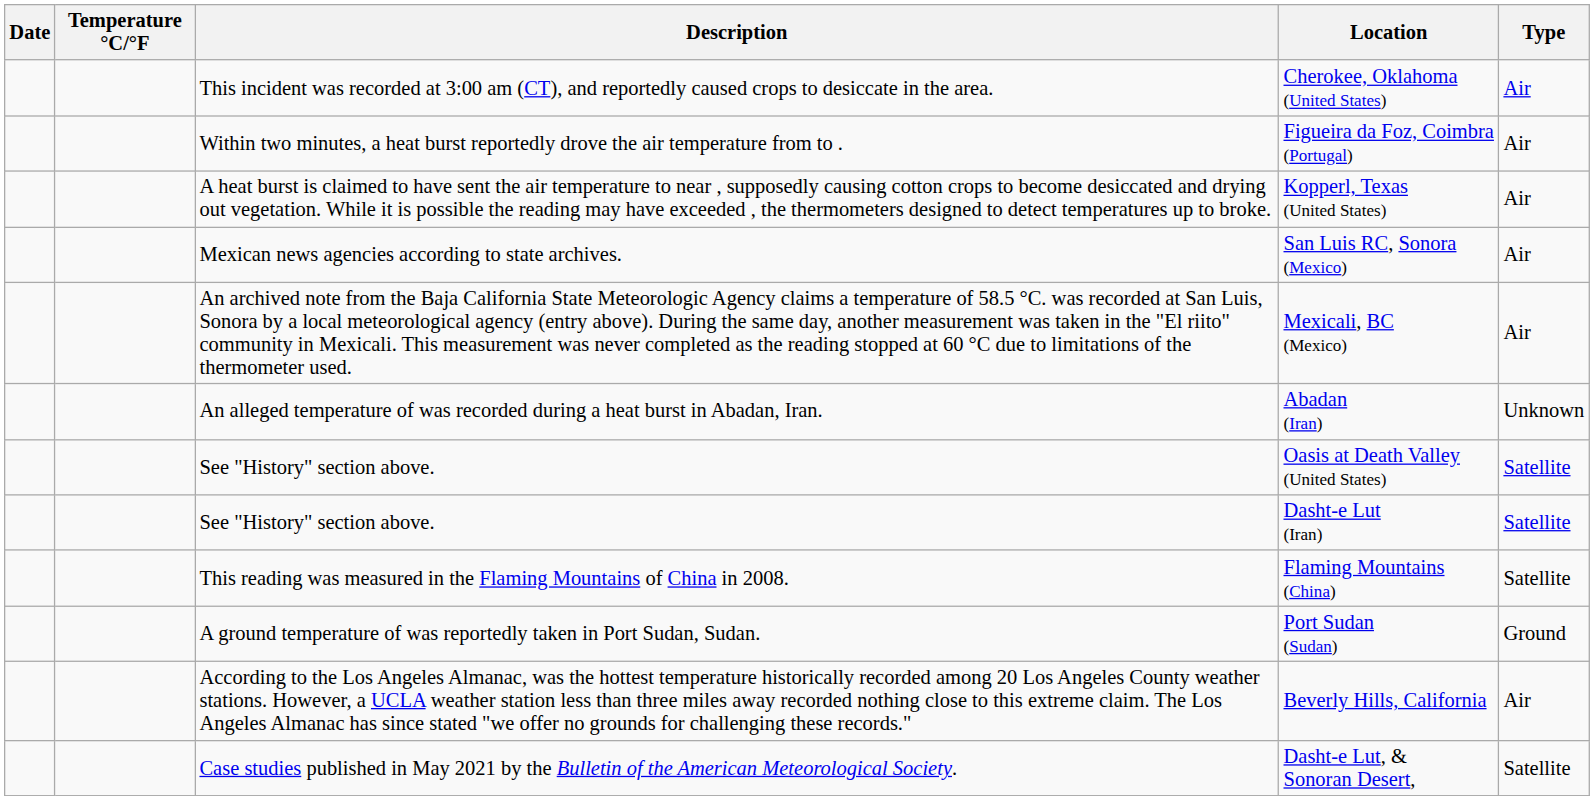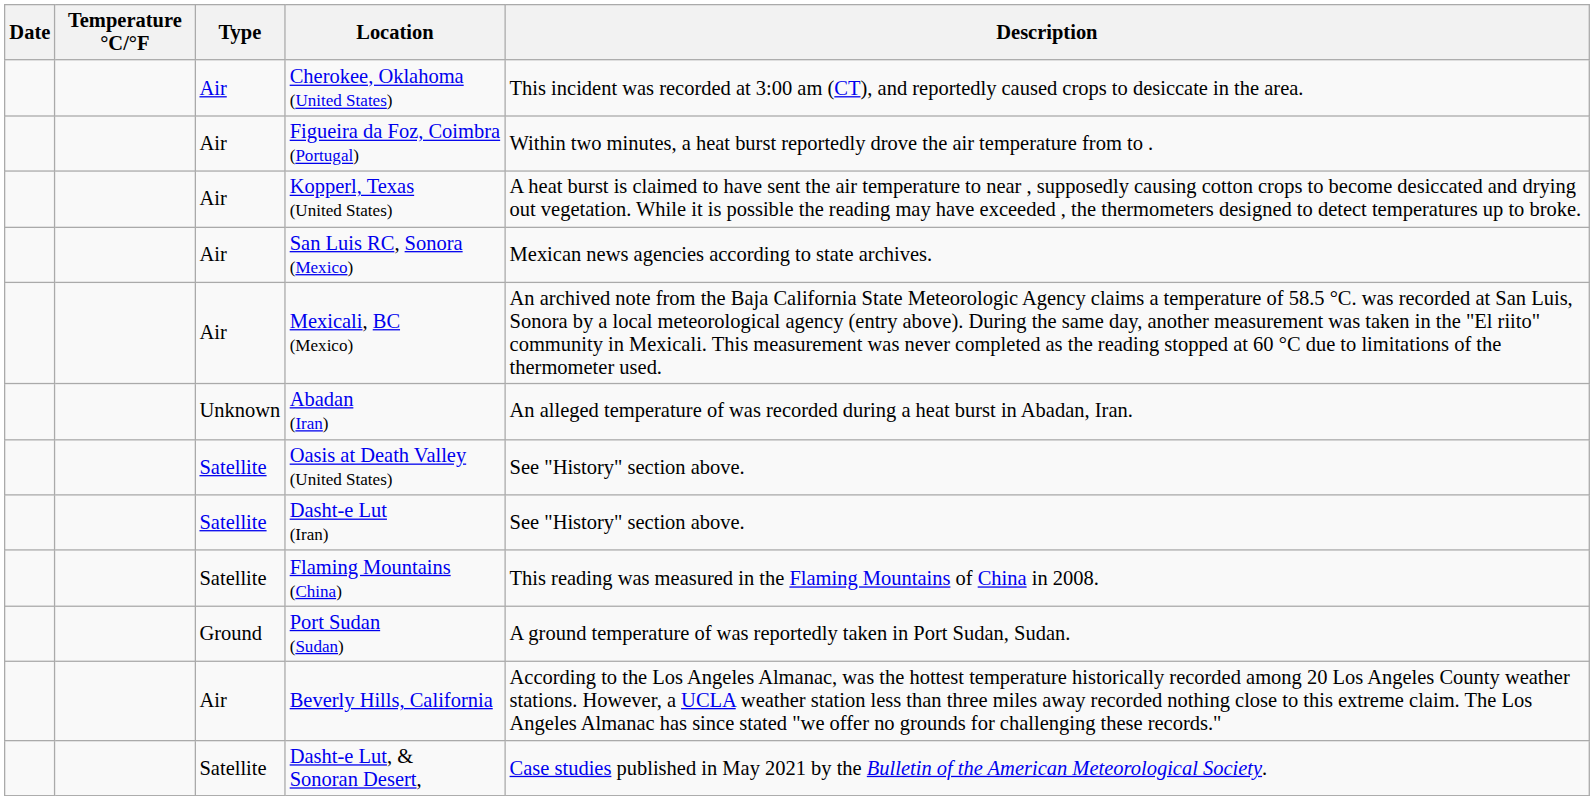columns swapped: (1544, 32) <-> (737, 32)
